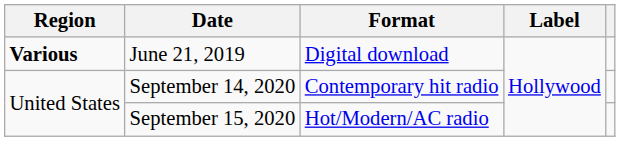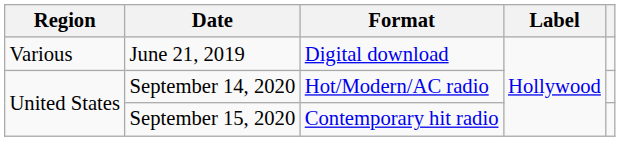(43, 53) bold -> (41, 53) normal
(402, 86) Contemporary hit radio -> (397, 86) Hot/Modern/AC radio
(397, 119) Hot/Modern/AC radio -> (402, 119) Contemporary hit radio
